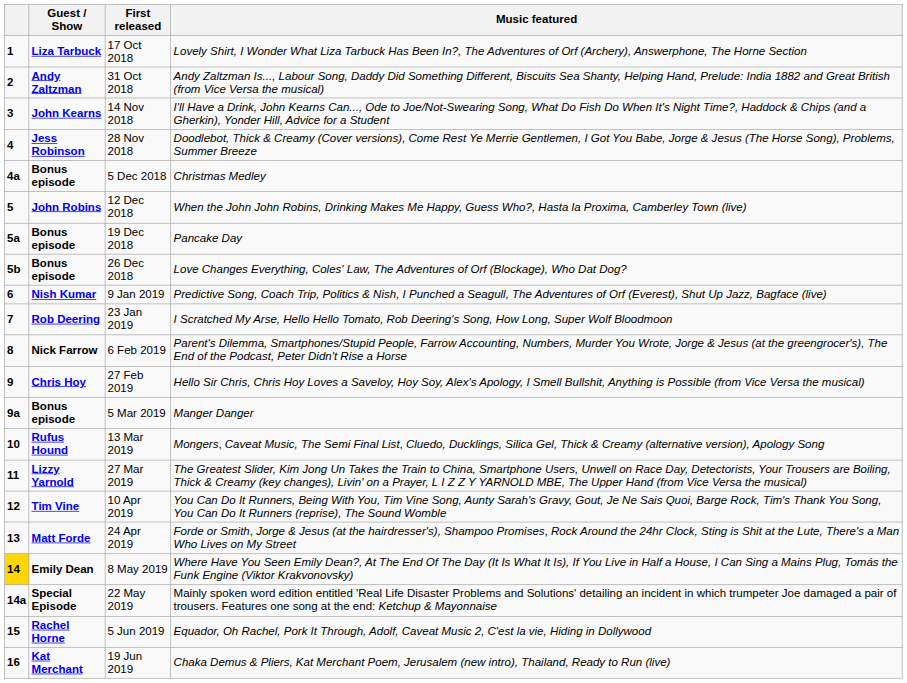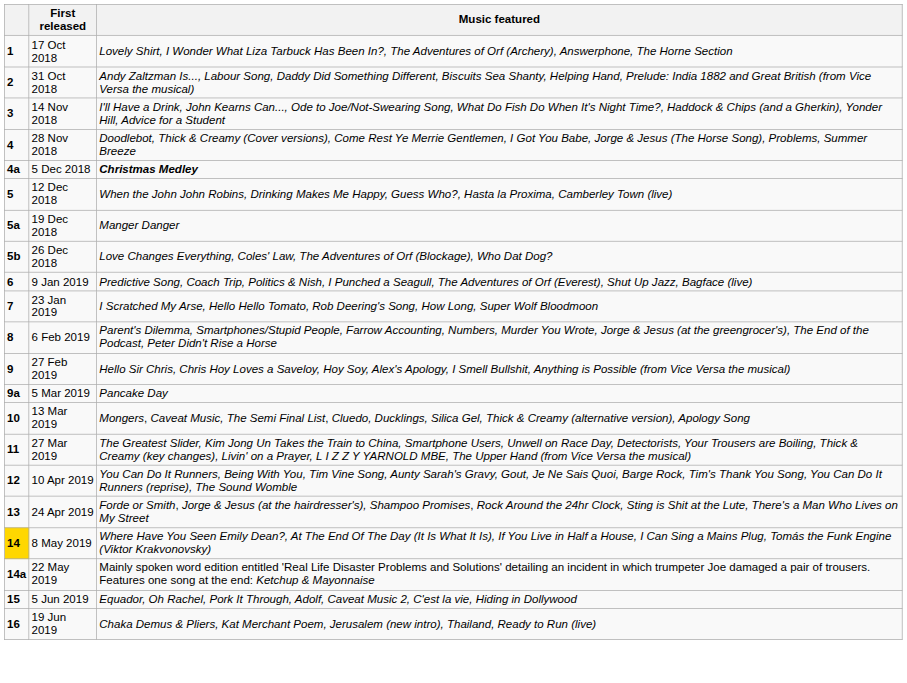- column: (67, 20)
(220, 176) normal -> (149, 169) bold
(208, 238) Pancake Day -> (139, 225) Manger Danger
(214, 413) Manger Danger -> (134, 393) Pancake Day
